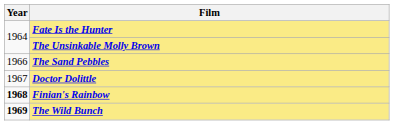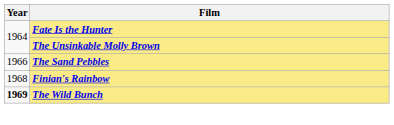- row: (64, 78)
(17, 95) bold -> (17, 78) normal
